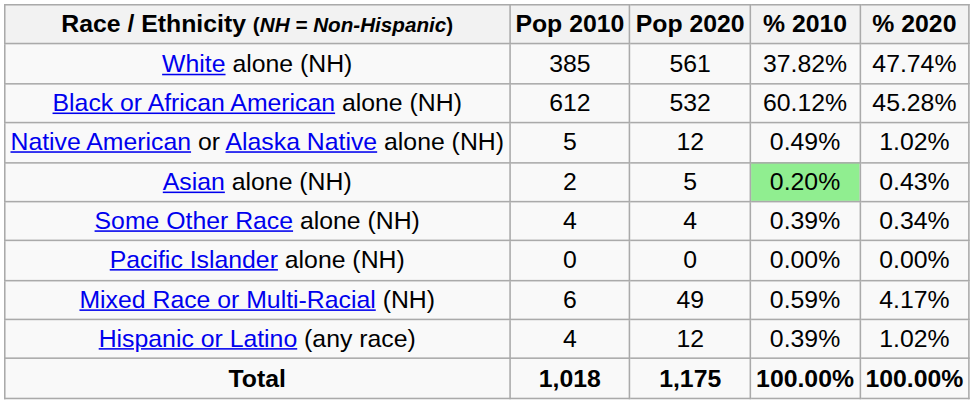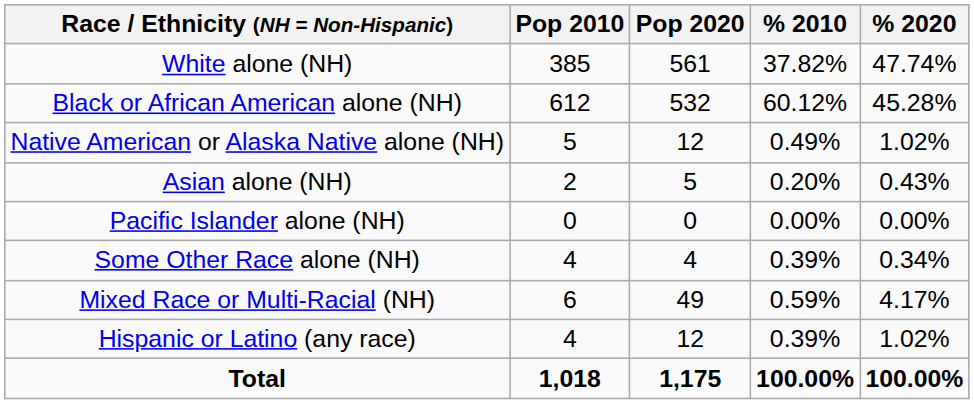(805, 181) lightgreen background -> (805, 181) no background
rows swapped: (257, 260) <-> (257, 220)
